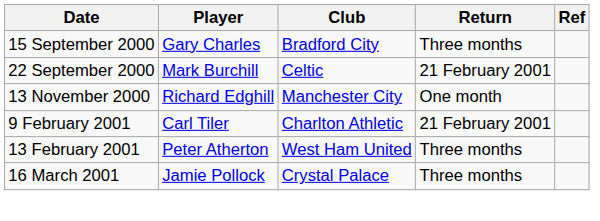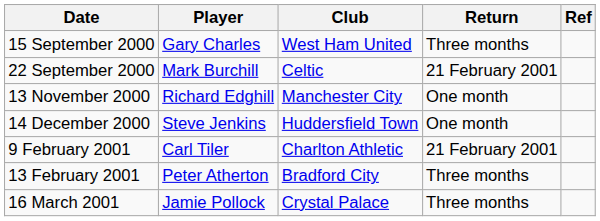(330, 44) Bradford City -> (347, 44) West Ham United
+ row: (79, 123)
(347, 149) West Ham United -> (330, 176) Bradford City
